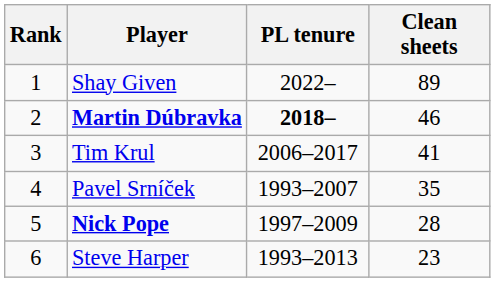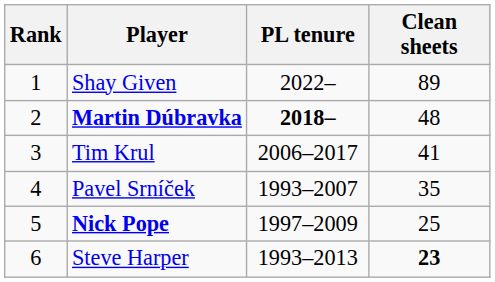(429, 117) 46 -> (429, 117) 48
(429, 223) 28 -> (429, 223) 25
(429, 258) normal -> (429, 258) bold
